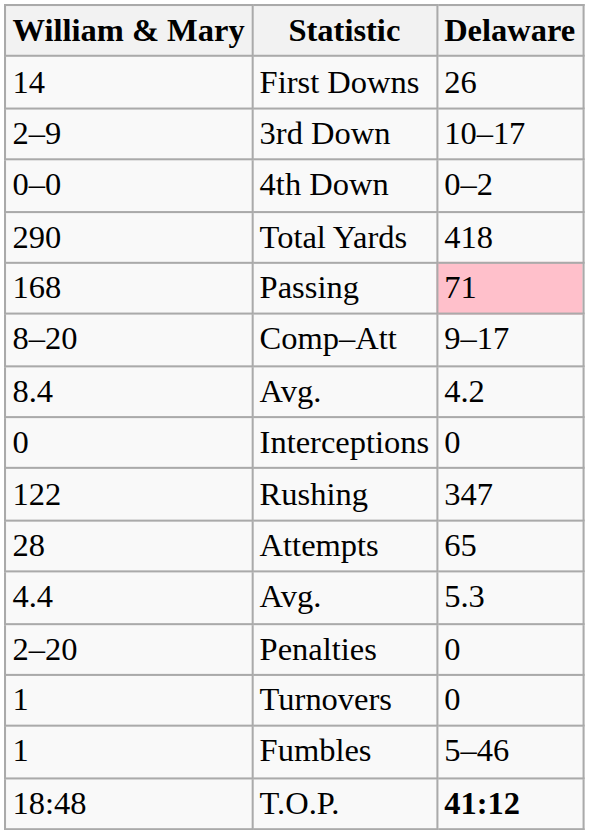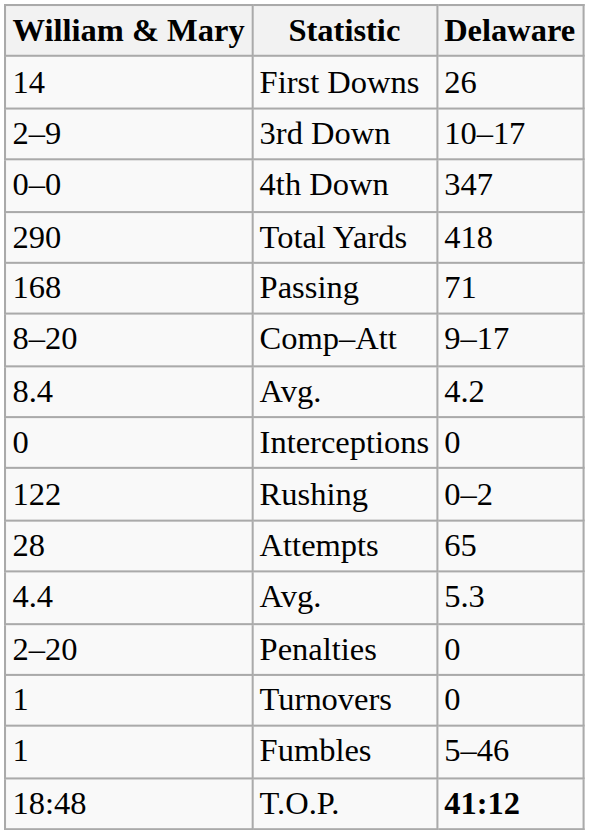(469, 184) 0–2 -> (469, 184) 347
(460, 287) pink background -> (460, 287) no background
(469, 493) 347 -> (469, 493) 0–2
